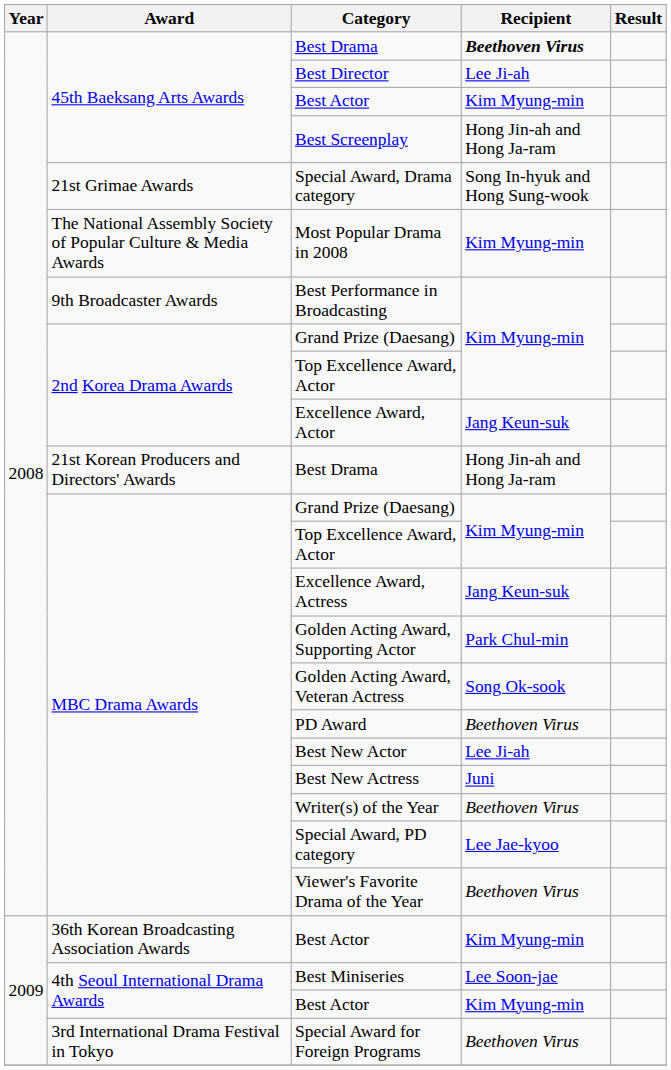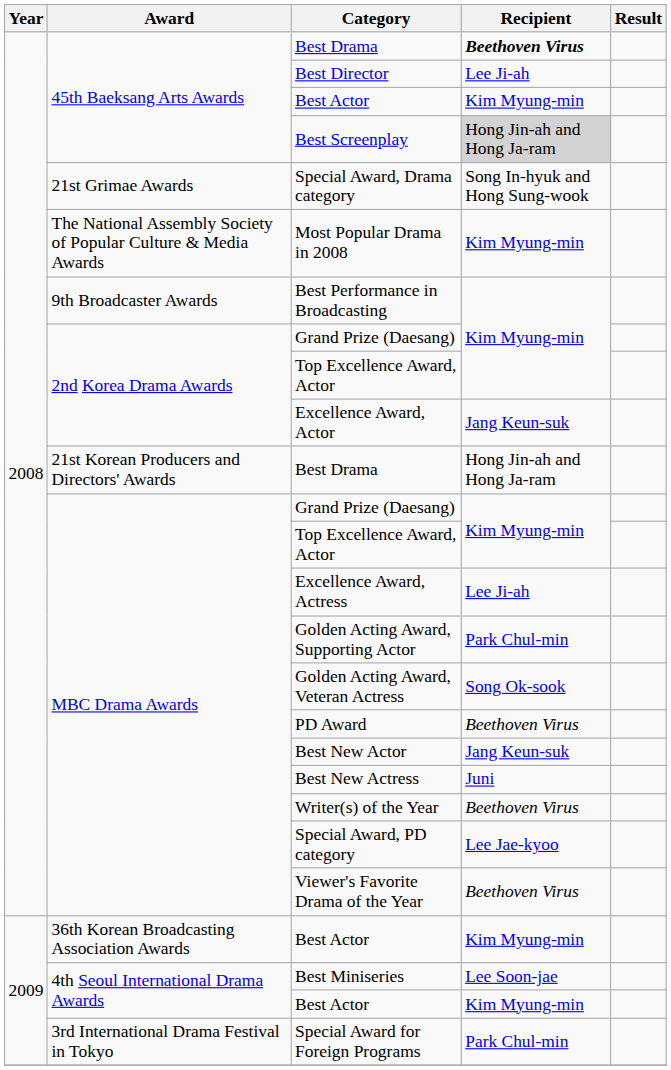(523, 138) no background -> (523, 138) lightgrey background
(517, 591) Jang Keun-suk -> (497, 591) Lee Ji-ah
(497, 751) Lee Ji-ah -> (517, 751) Jang Keun-suk
(522, 1041) Beethoven Virus -> (517, 1041) Park Chul-min
